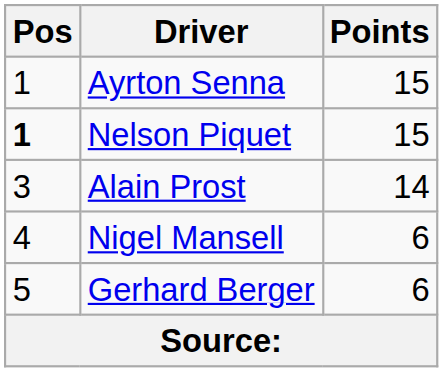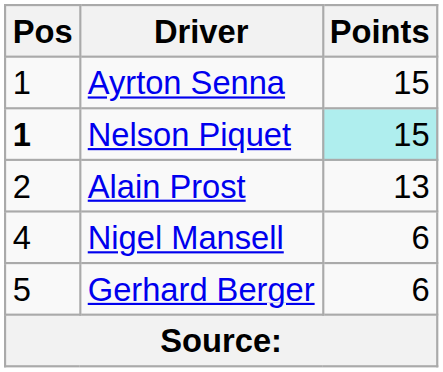(411, 135) no background -> (411, 135) paleturquoise background
(22, 186) 3 -> (22, 186) 2
(411, 186) 14 -> (411, 186) 13
